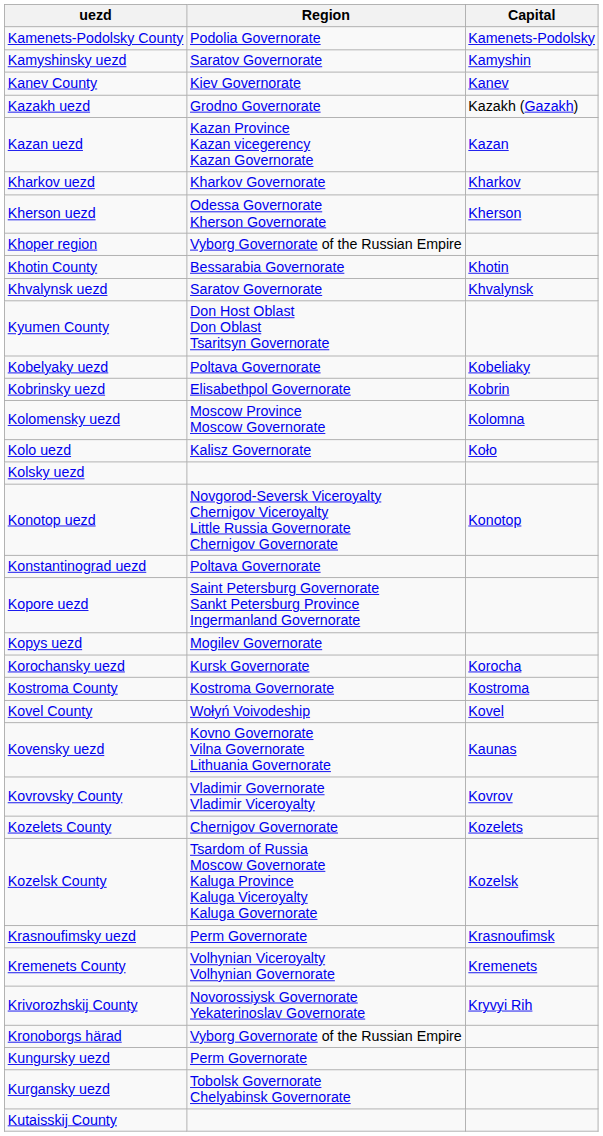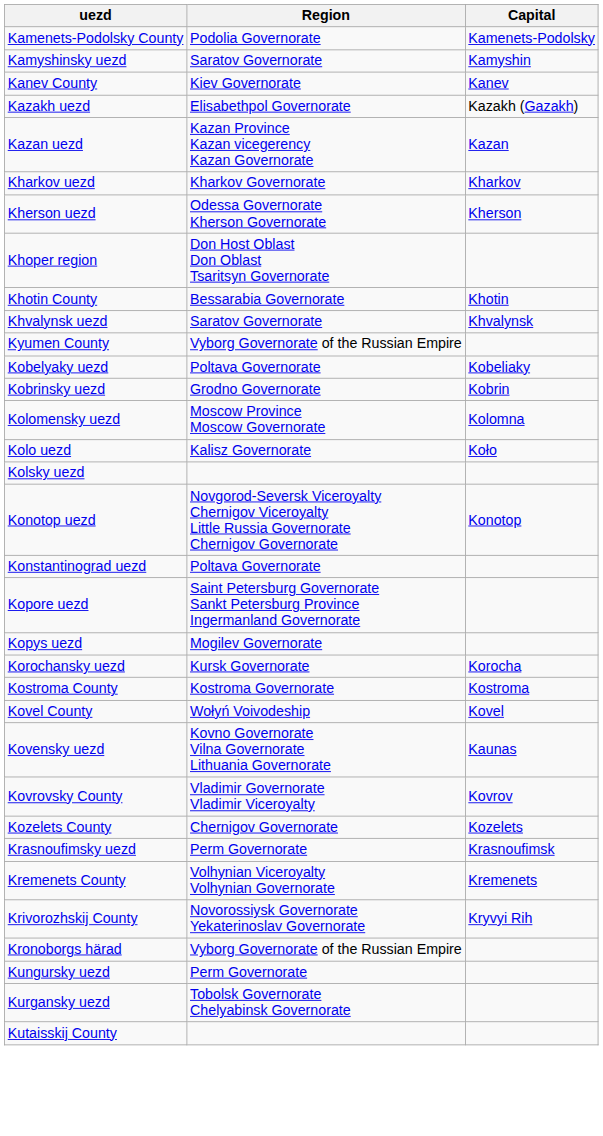(255, 106) Grodno Governorate -> (270, 106) Elisabethpol Governorate
(326, 244) Vyborg Governorate of the Russian Empire -> (260, 260) Don Host Oblast Don Oblast Tsaritsyn Governorate
(260, 328) Don Host Oblast Don Oblast Tsaritsyn Governorate -> (326, 344) Vyborg Governorate of the Russian Empire
(270, 389) Elisabethpol Governorate -> (255, 389) Grodno Governorate
- row: (57, 881)
